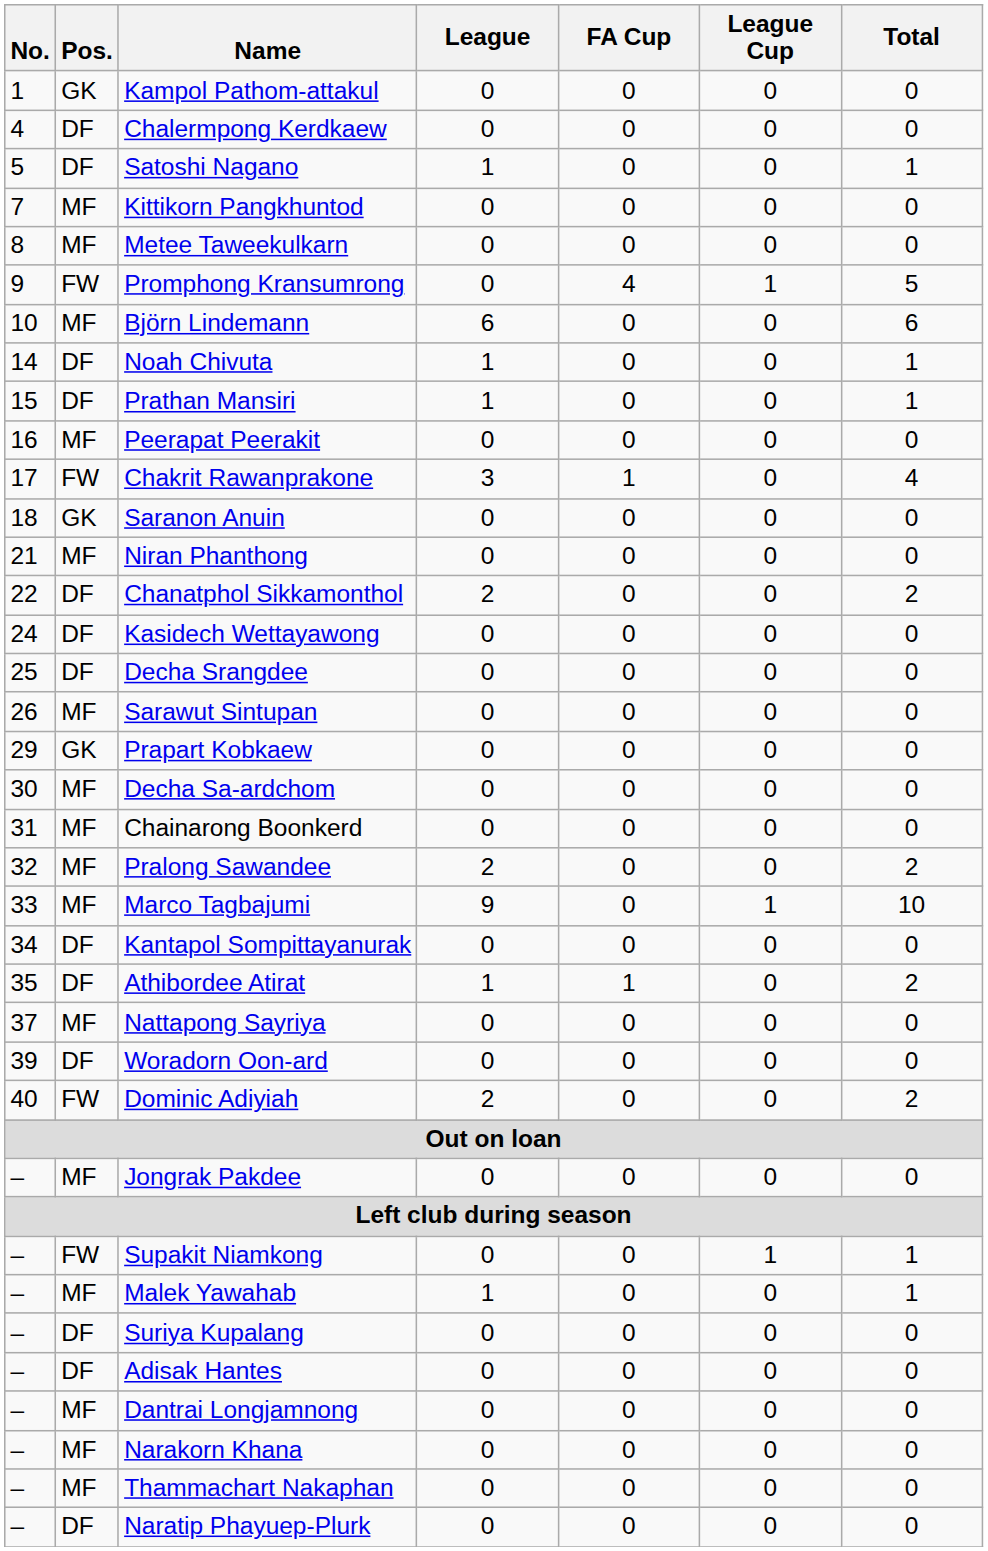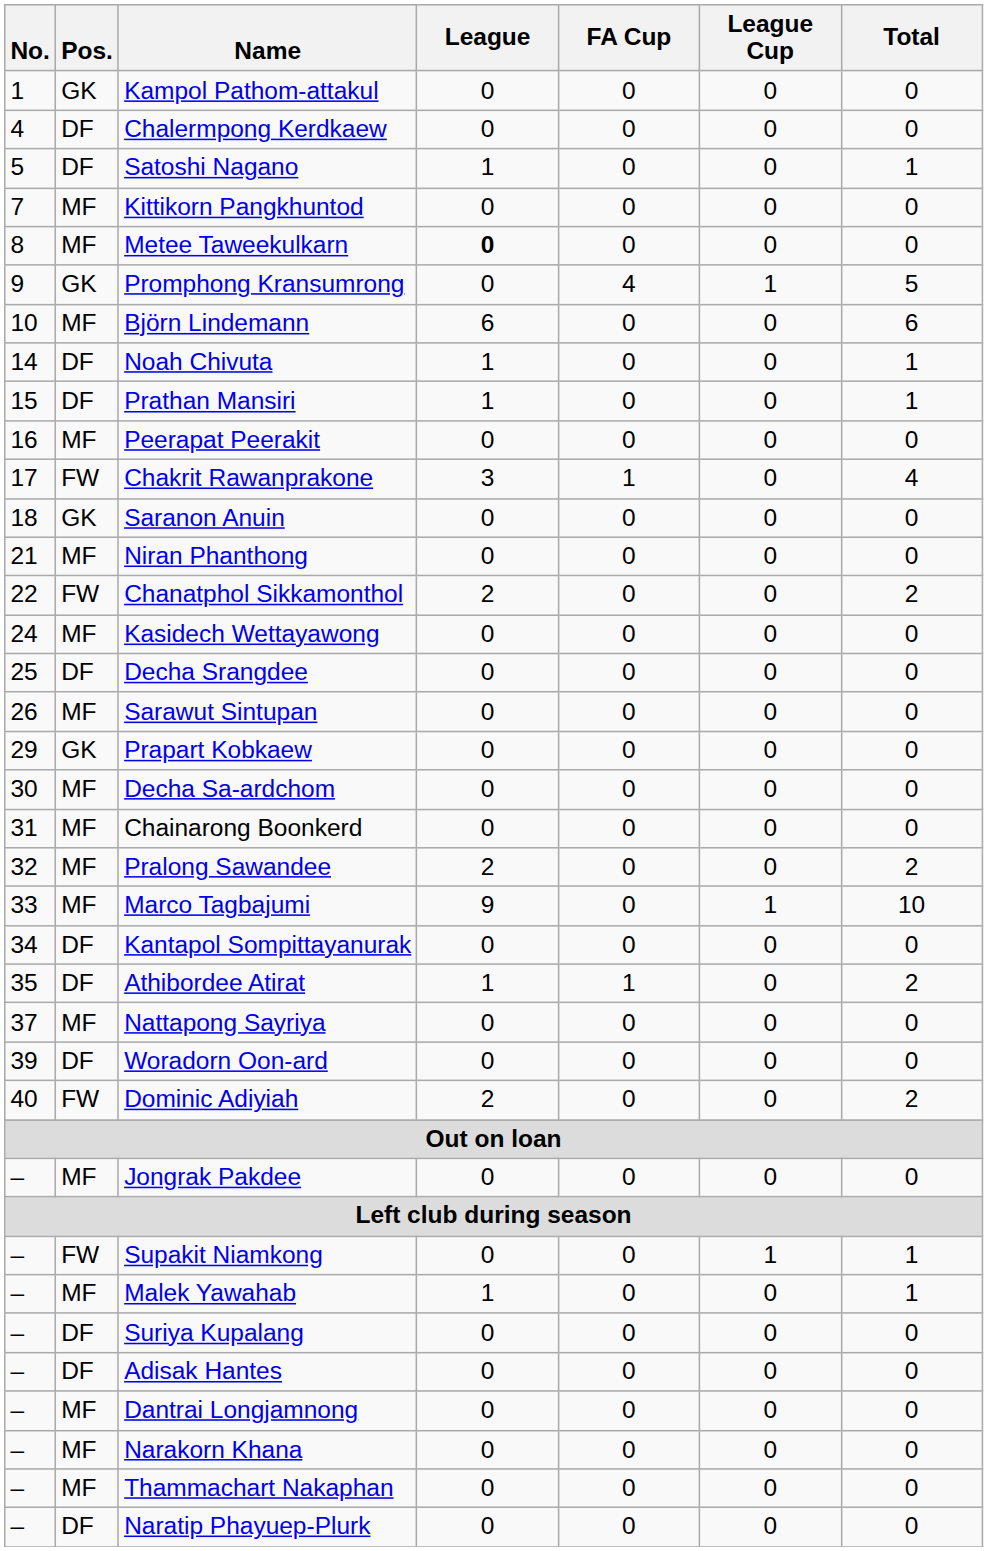(488, 245) normal -> (488, 245) bold
(80, 284) FW -> (79, 284) GK
(77, 594) DF -> (80, 594) FW
(77, 633) DF -> (79, 633) MF
